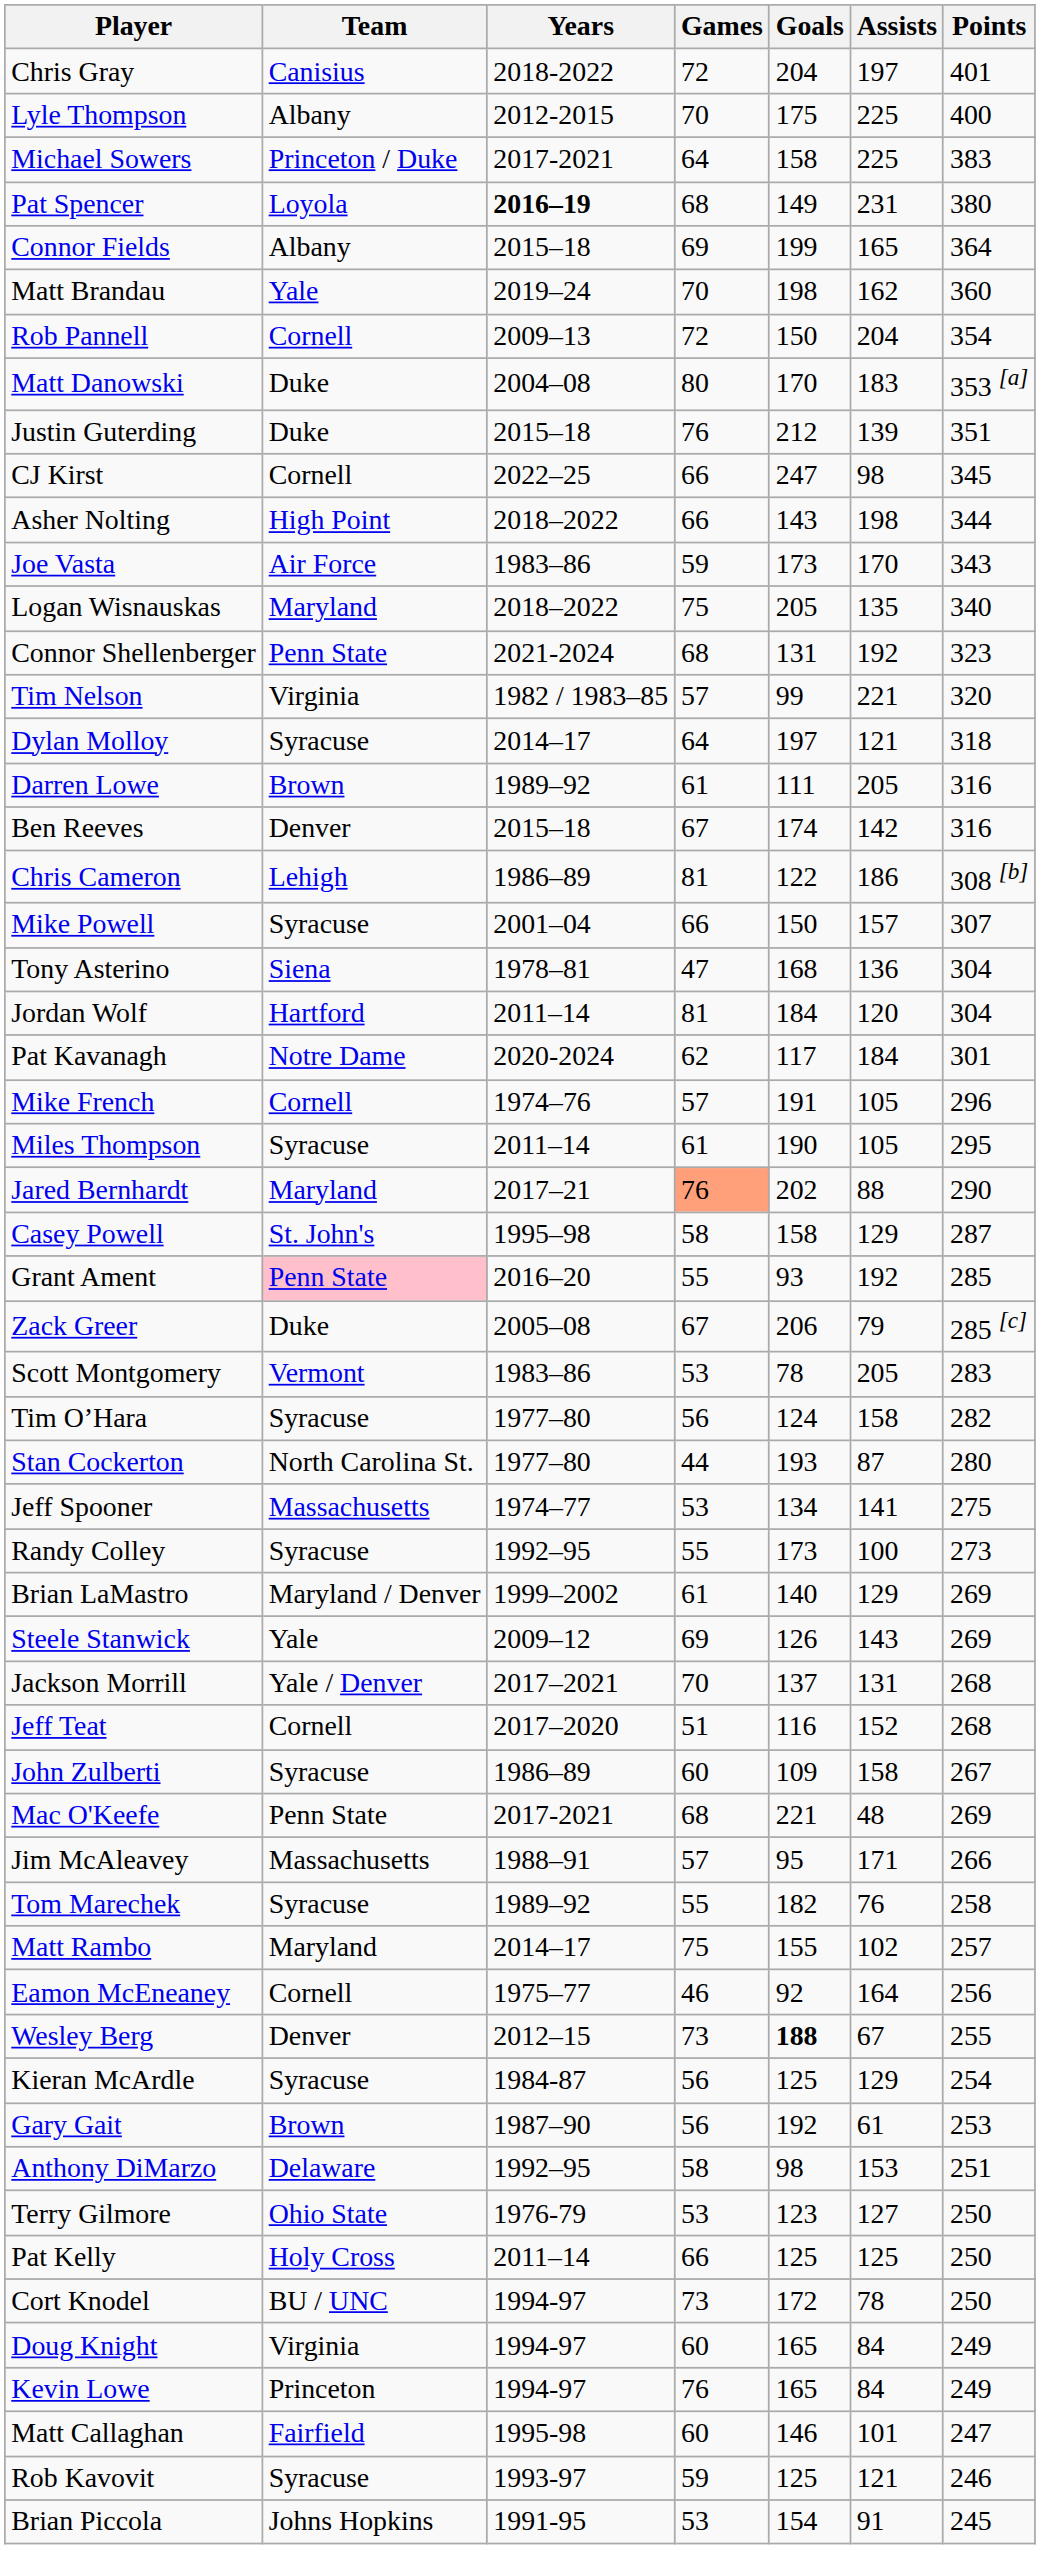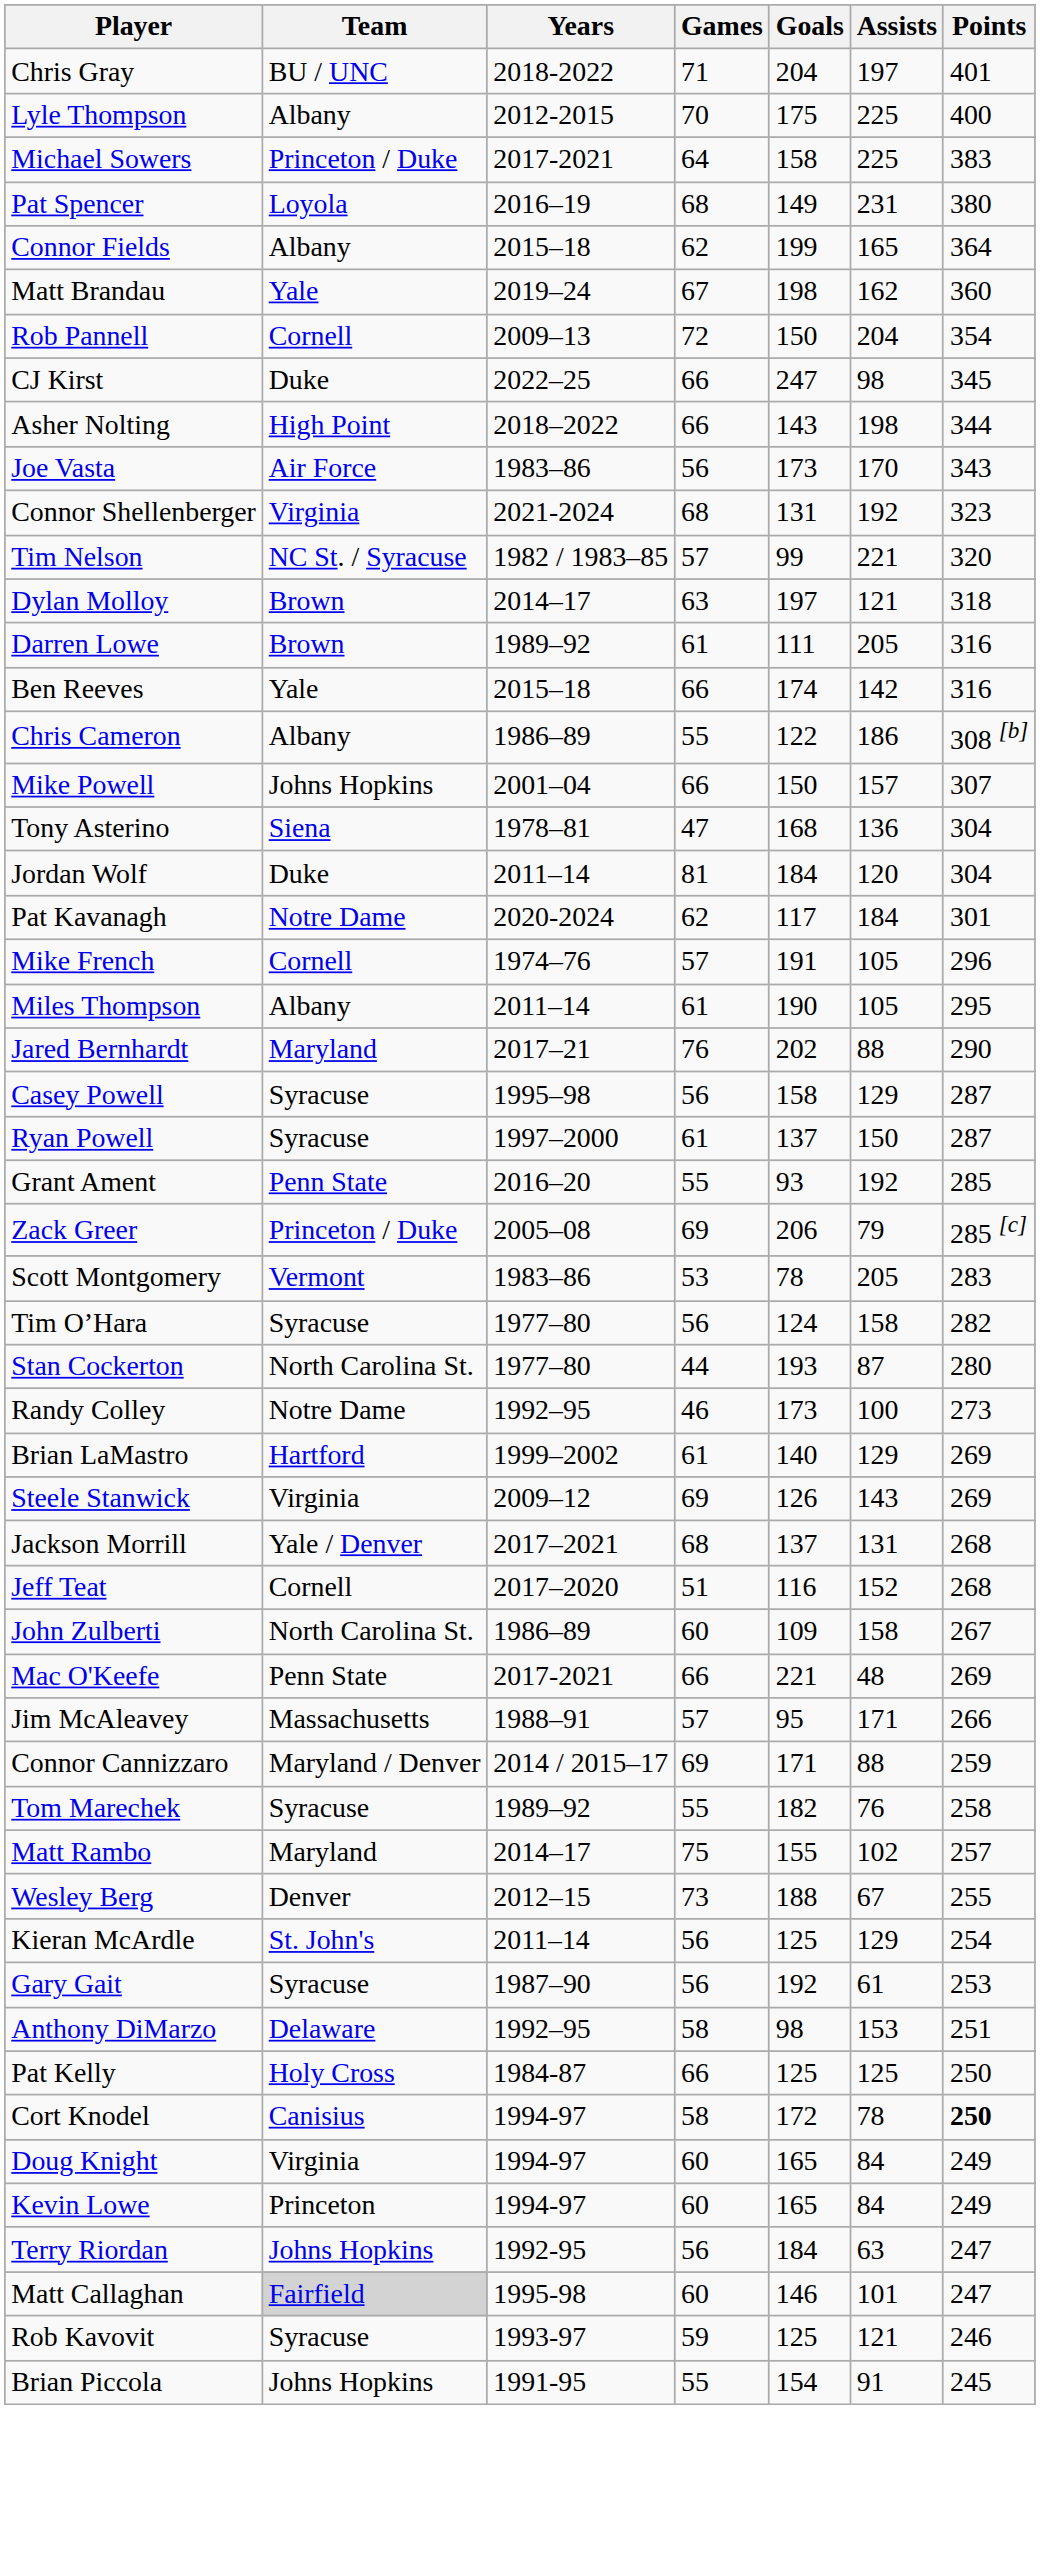(317, 70) Canisius -> (328, 70) BU / UNC
(695, 70) 72 -> (695, 70) 71
(542, 203) bold -> (542, 203) normal
(695, 247) 69 -> (695, 247) 62
(695, 291) 70 -> (695, 291) 67
- row: (98, 383)
- row: (104, 431)
(310, 475) Cornell -> (299, 379) Duke
(695, 563) 59 -> (695, 468) 56
- row: (116, 608)
(328, 652) Penn State -> (314, 512) Virginia
(314, 696) Virginia -> (368, 556) NC St. / Syracuse
(319, 740) Syracuse -> (307, 600) Brown
(695, 740) 64 -> (695, 600) 63
(310, 828) Denver -> (294, 688) Yale
(695, 828) 67 -> (695, 688) 66
(308, 876) Lehigh -> (310, 736) Albany
(695, 876) 81 -> (695, 736) 55
(319, 924) Syracuse -> (351, 784) Johns Hopkins
(317, 1012) Hartford -> (299, 873) Duke
(319, 1145) Syracuse -> (310, 1005) Albany
(695, 1189) lightsalmon background -> (695, 1049) no background
(321, 1233) St. John's -> (319, 1093) Syracuse
(695, 1233) 58 -> (695, 1093) 56
+ row: (82, 1137)
(328, 1277) pink background -> (328, 1182) no background
(299, 1325) Duke -> (363, 1229) Princeton / Duke
(695, 1325) 67 -> (695, 1229) 69
- row: (82, 1506)
(319, 1550) Syracuse -> (337, 1410) Notre Dame
(695, 1550) 55 -> (695, 1410) 46
(375, 1594) Maryland / Denver -> (317, 1454) Hartford
(294, 1638) Yale -> (314, 1498) Virginia
(695, 1682) 70 -> (695, 1542) 68
(319, 1771) Syracuse -> (371, 1631) North Carolina St.
(695, 1815) 68 -> (695, 1675) 66
+ row: (120, 1763)
- row: (121, 1991)
(797, 2036) bold -> (797, 1896) normal
(319, 2080) Syracuse -> (321, 1940) St. John's
(540, 2080) 1984-87 -> (542, 1940) 2011–14
(307, 2124) Brown -> (319, 1984) Syracuse
- row: (91, 2212)
(542, 2256) 2011–14 -> (540, 2072) 1984-87
(328, 2300) BU / UNC -> (317, 2116) Canisius
(695, 2300) 73 -> (695, 2116) 58
(971, 2300) normal -> (971, 2116) bold
(695, 2389) 76 -> (695, 2205) 60
+ row: (90, 2249)
(317, 2433) no background -> (317, 2293) lightgrey background
(695, 2521) 53 -> (695, 2381) 55
